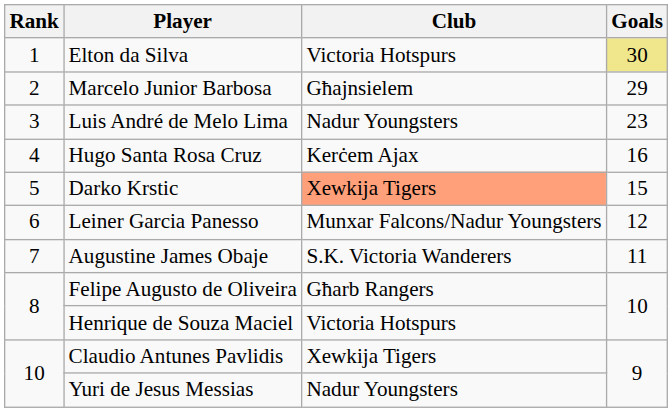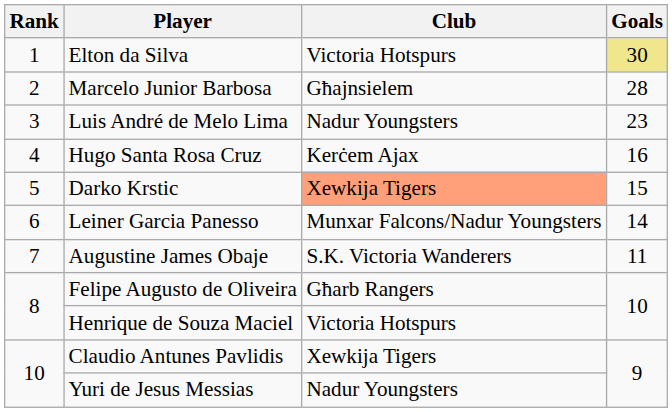(637, 88) 29 -> (637, 88) 28
(637, 222) 12 -> (637, 222) 14
